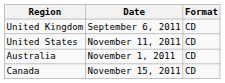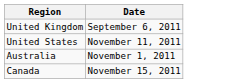- column: (201, 12)
